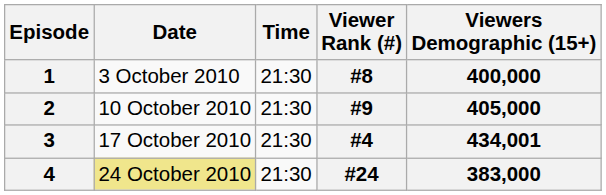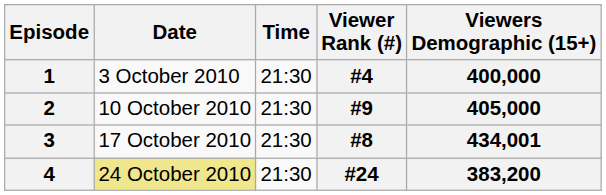(362, 76) #8 -> (362, 76) #4
(362, 141) #4 -> (362, 141) #8
(504, 173) 383,000 -> (504, 173) 383,200
